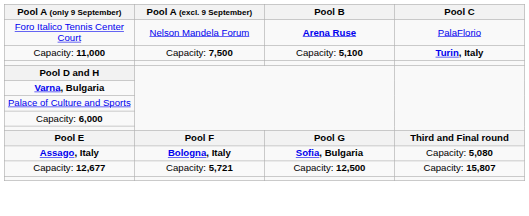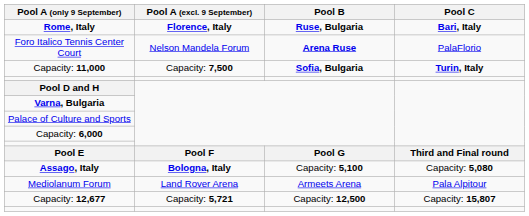+ row: (69, 27)
(329, 53) Capacity: 5,100 -> (329, 68) Sofia, Bulgaria
(329, 153) Sofia, Bulgaria -> (329, 168) Capacity: 5,100
+ row: (69, 184)
